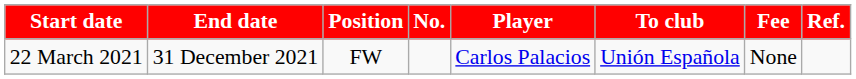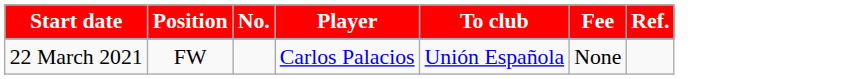- column: (235, 21)
